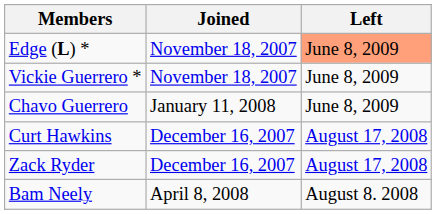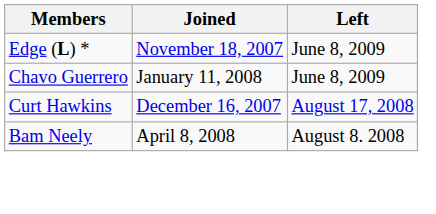(352, 48) lightsalmon background -> (338, 48) no background
- row: (75, 77)
- row: (52, 164)
